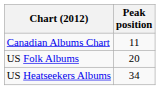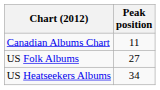(134, 59) 20 -> (134, 59) 27
